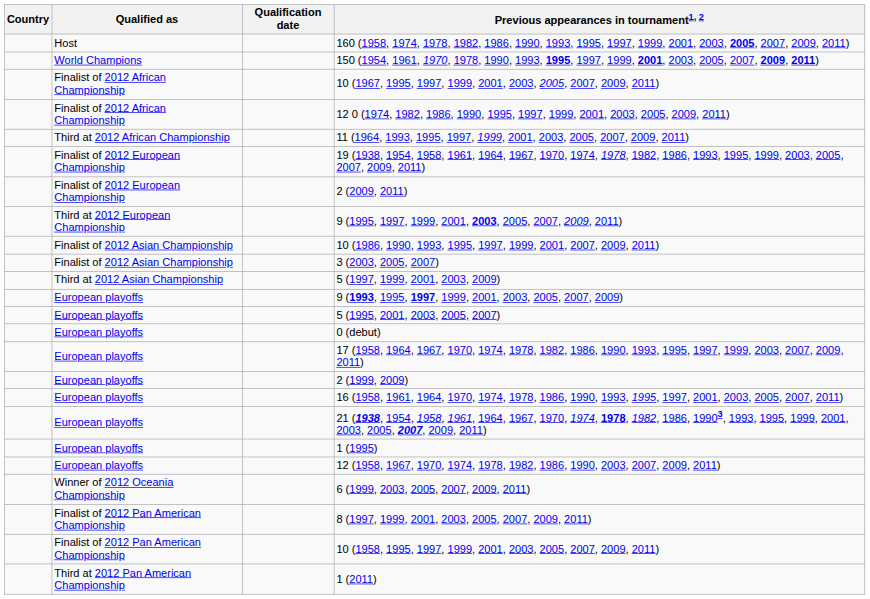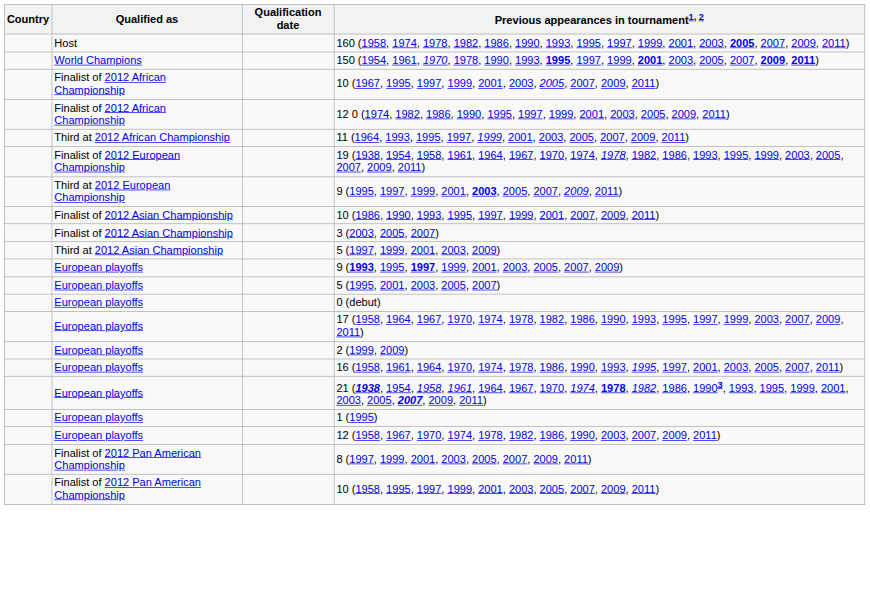- row: (372, 191)
- row: (433, 489)
- row: (357, 579)
